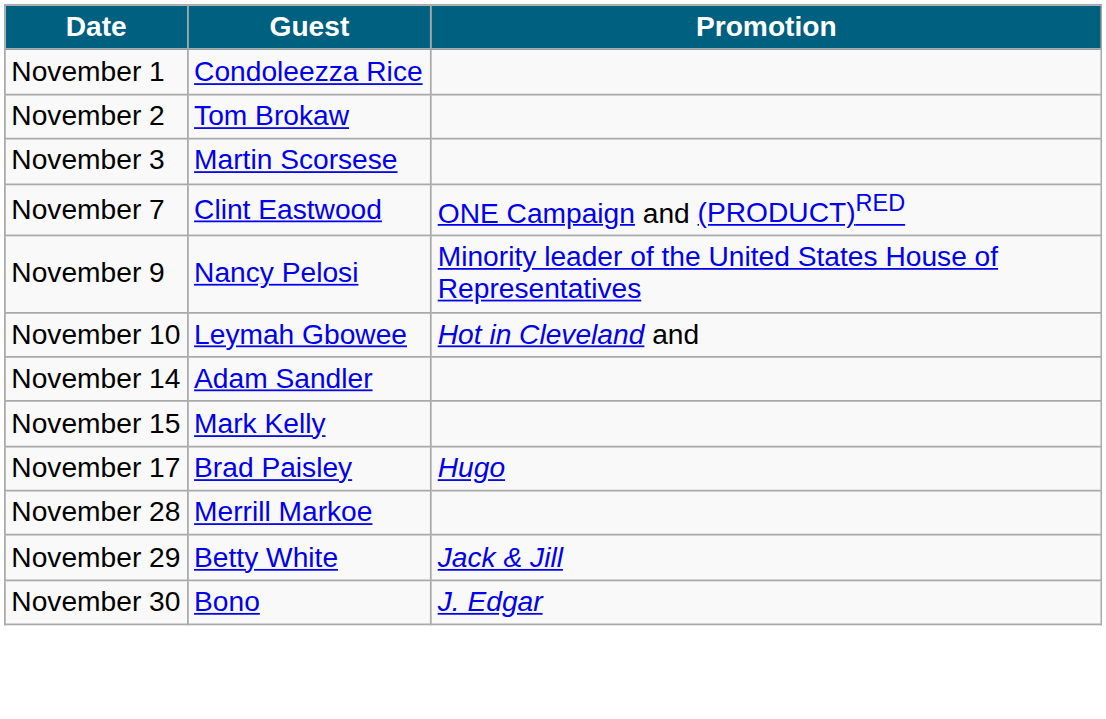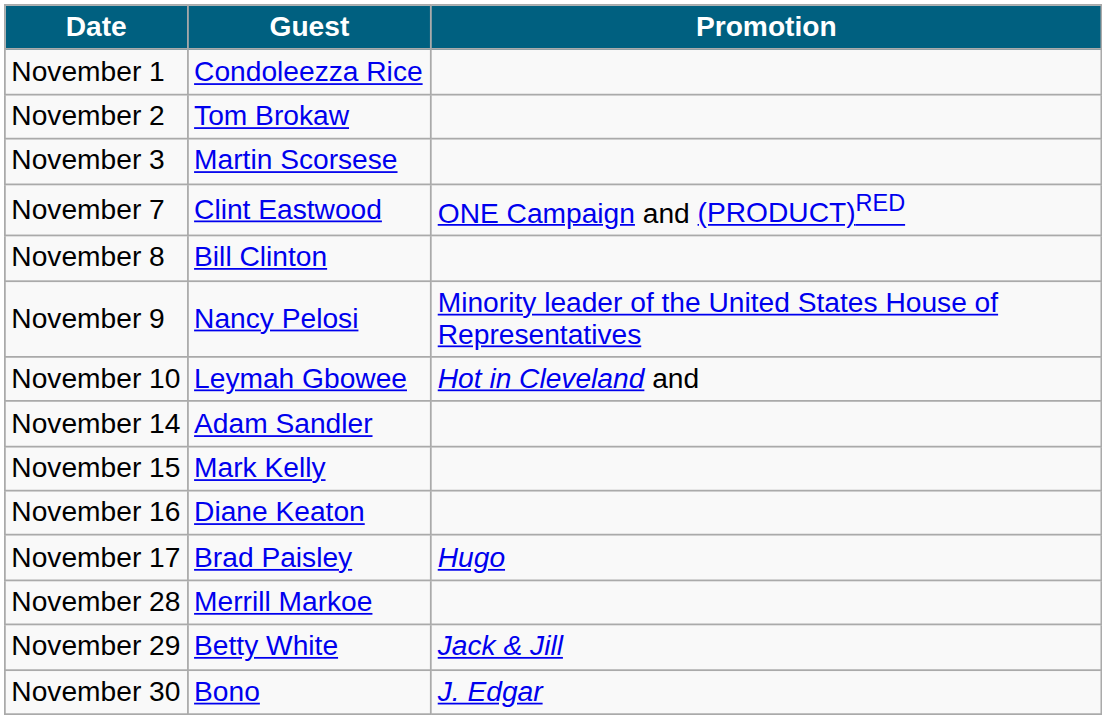+ row: (88, 257)
+ row: (96, 512)
